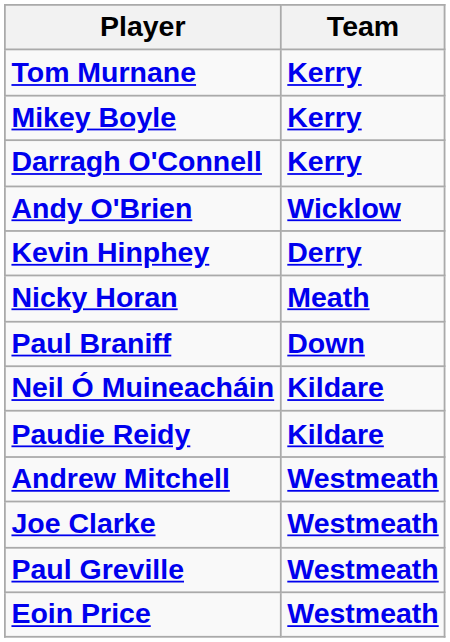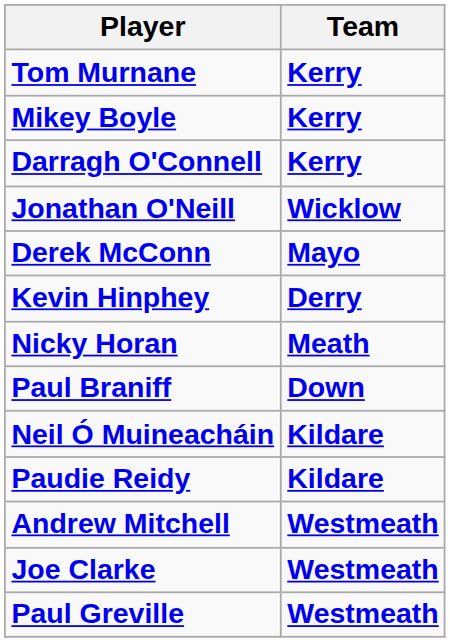- row: (102, 207)
+ row: (123, 207)
+ row: (111, 252)
- row: (81, 614)
